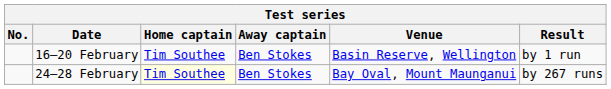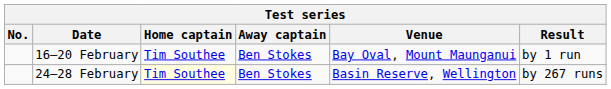(424, 54) Basin Reserve, Wellington -> (424, 54) Bay Oval, Mount Maunganui
(424, 74) Bay Oval, Mount Maunganui -> (424, 74) Basin Reserve, Wellington
